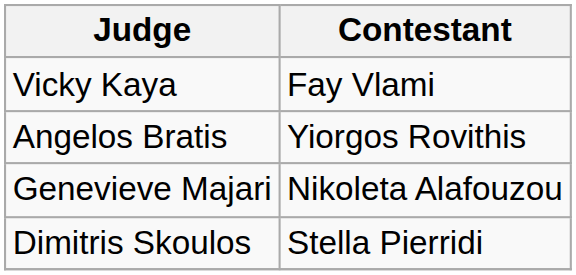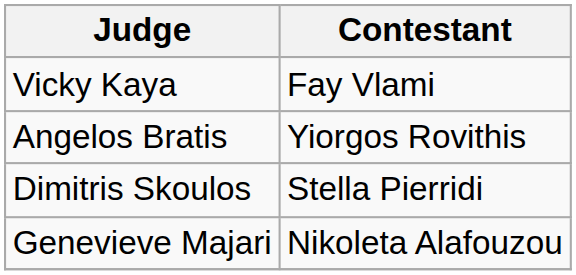rows swapped: (142, 189) <-> (132, 242)
